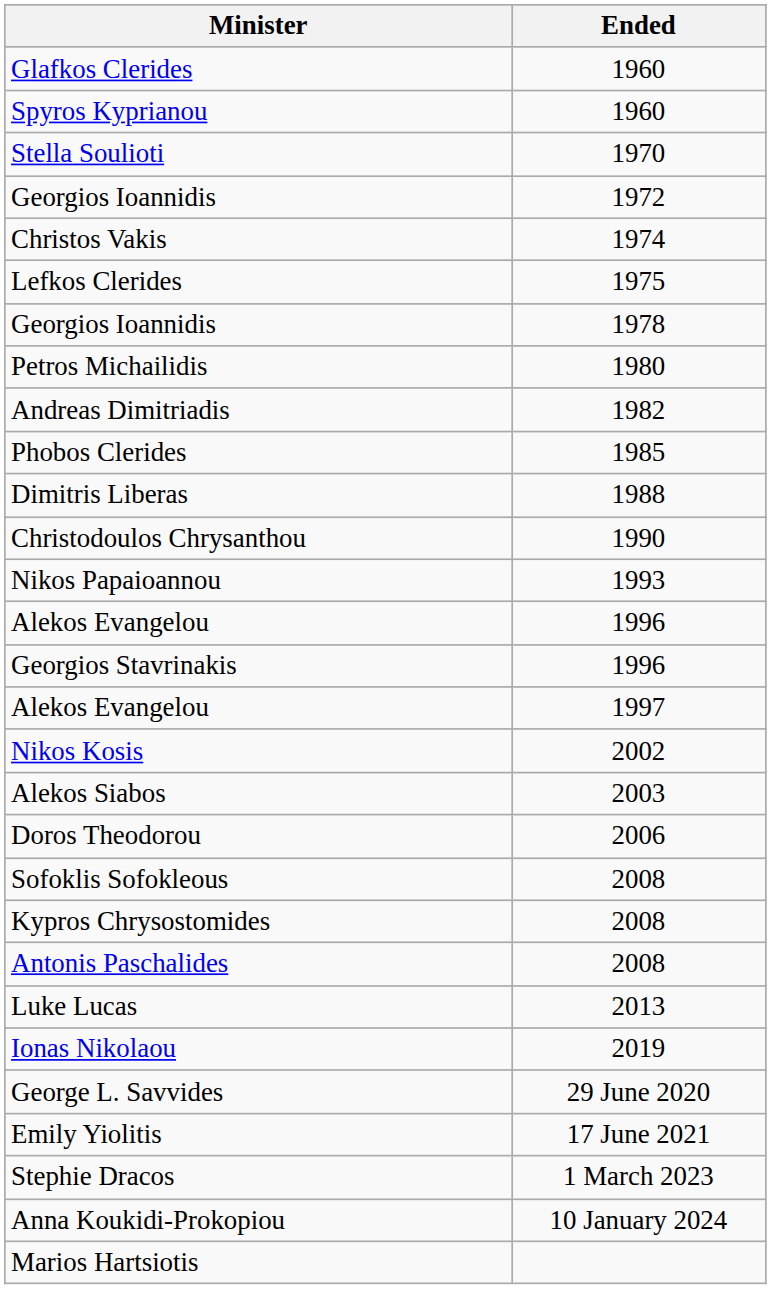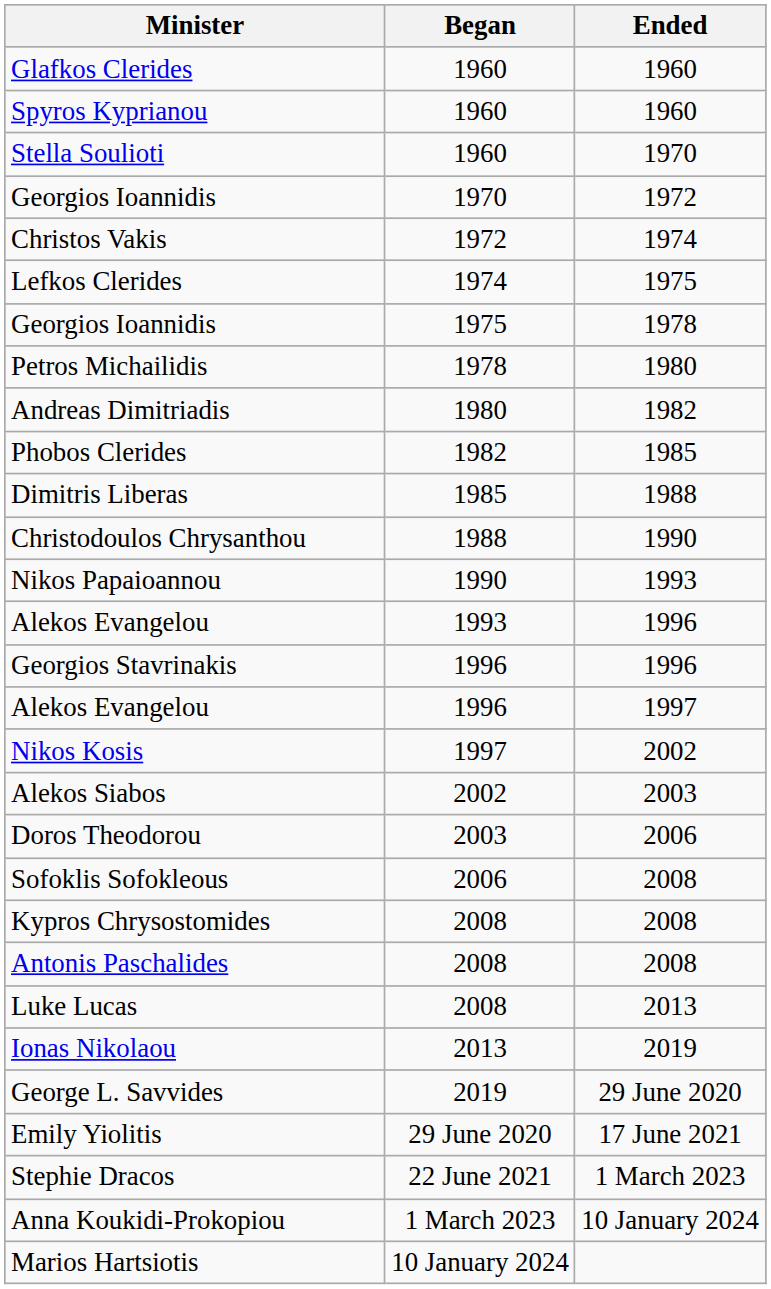+ column: (480, 25)
